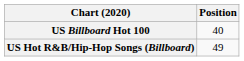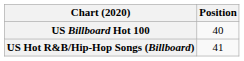(218, 47) 49 -> (218, 47) 41
